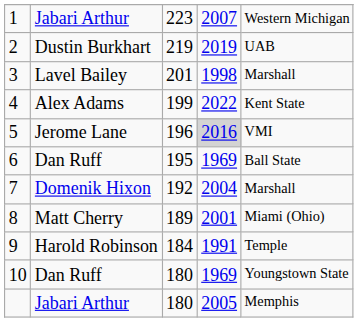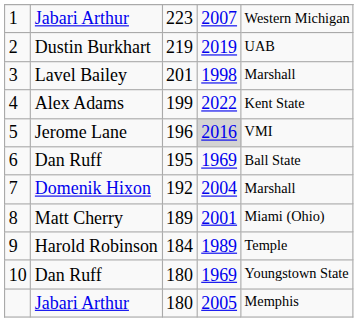(219, 246) 1991 -> (219, 246) 1989
